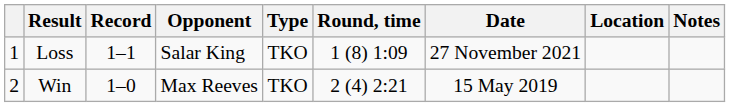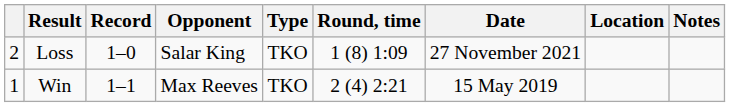(14, 53) 1 -> (14, 53) 2
(121, 53) 1–1 -> (121, 53) 1–0
(14, 85) 2 -> (14, 85) 1
(121, 85) 1–0 -> (121, 85) 1–1
